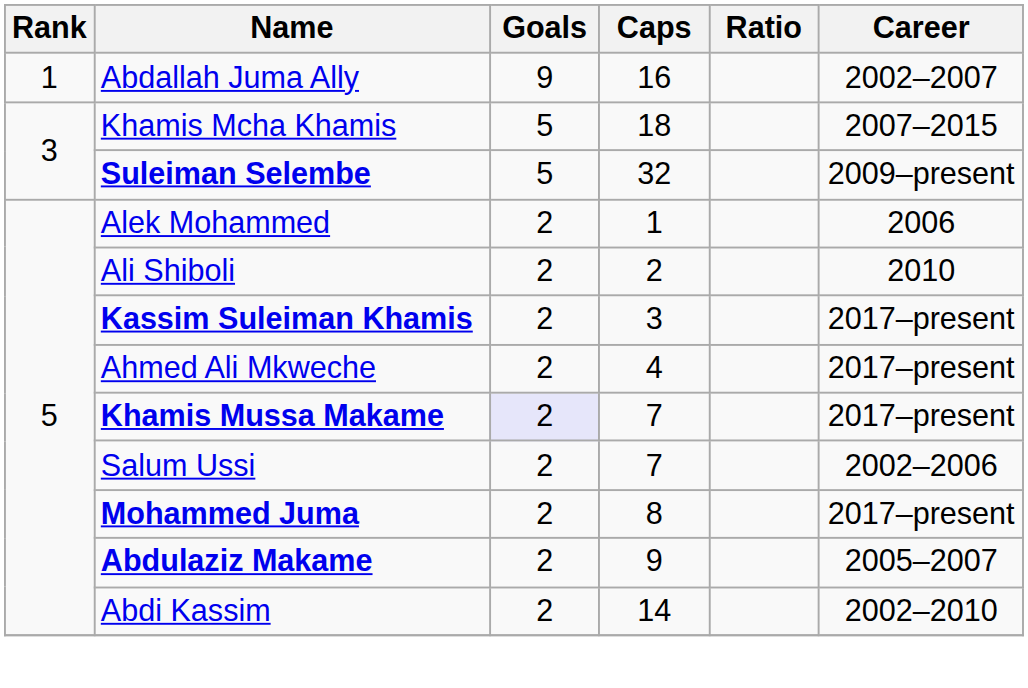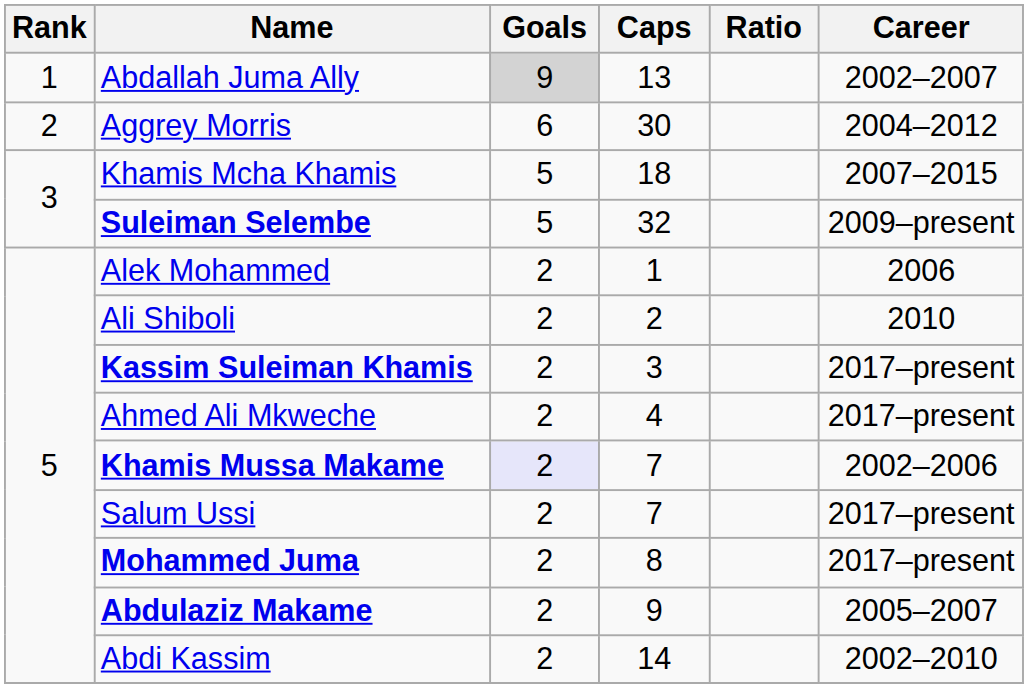(545, 77) no background -> (545, 77) lightgrey background
(654, 77) 16 -> (654, 77) 13
+ row: (196, 125)
(921, 416) 2017–present -> (921, 464) 2002–2006
(921, 464) 2002–2006 -> (921, 513) 2017–present
